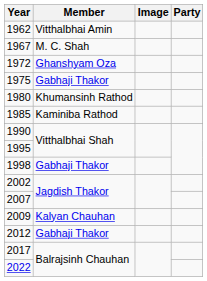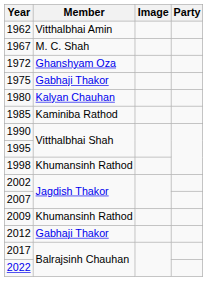(84, 98) Khumansinh Rathod -> (75, 98) Kalyan Chauhan
(72, 166) Gabhaji Thakor -> (84, 166) Khumansinh Rathod
(75, 217) Kalyan Chauhan -> (84, 217) Khumansinh Rathod
